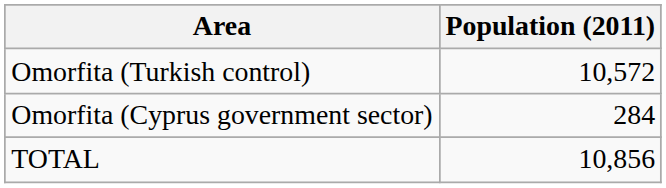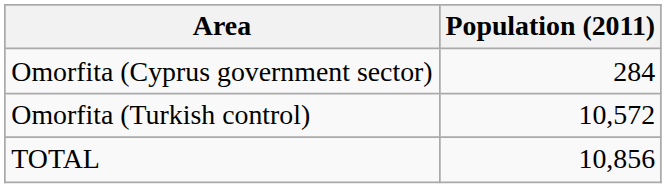rows swapped: (161, 70) <-> (222, 114)
